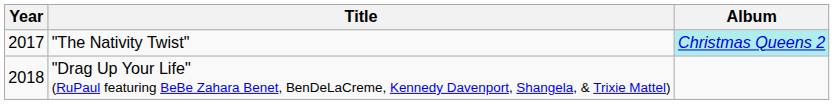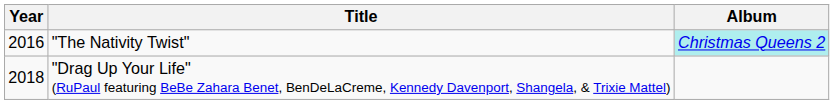(26, 42) 2017 -> (26, 42) 2016
